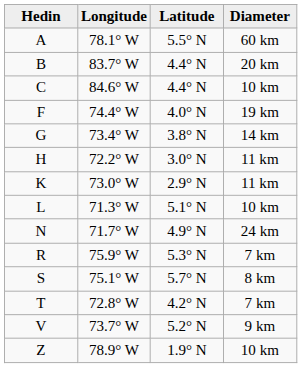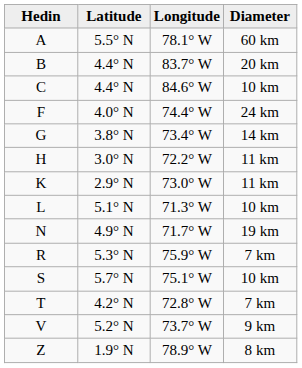columns swapped: (187, 16) <-> (114, 16)
(260, 111) 19 km -> (260, 111) 24 km
(260, 231) 24 km -> (260, 231) 19 km
(260, 278) 8 km -> (260, 278) 10 km
(260, 350) 10 km -> (260, 350) 8 km
